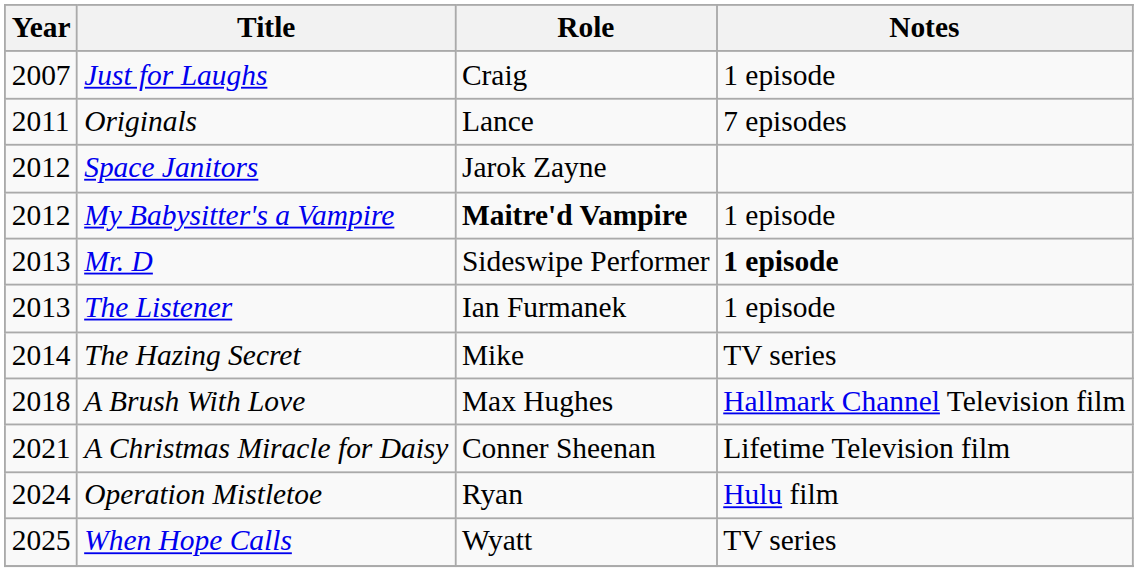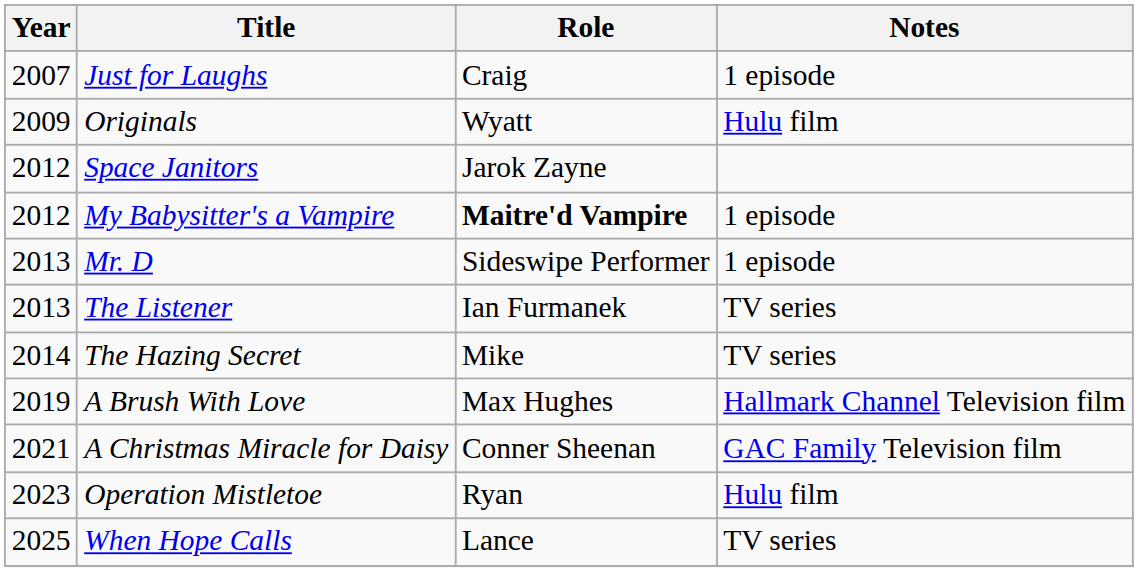(41, 121) 2011 -> (41, 121) 2009
(498, 121) Lance -> (497, 121) Wyatt
(785, 121) 7 episodes -> (781, 121) Hulu film
(781, 261) bold -> (779, 261) normal
(779, 307) 1 episode -> (780, 307) TV series
(41, 401) 2018 -> (41, 401) 2019
(867, 448) Lifetime Television film -> (892, 448) GAC Family Television film
(41, 494) 2024 -> (41, 494) 2023
(497, 541) Wyatt -> (498, 541) Lance
